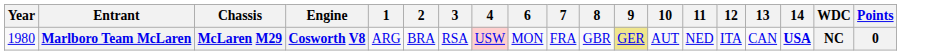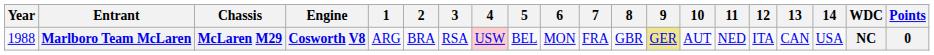+ column: (524, 16)
(21, 38) 1980 -> (21, 38) 1988
(797, 38) bold -> (829, 38) normal
